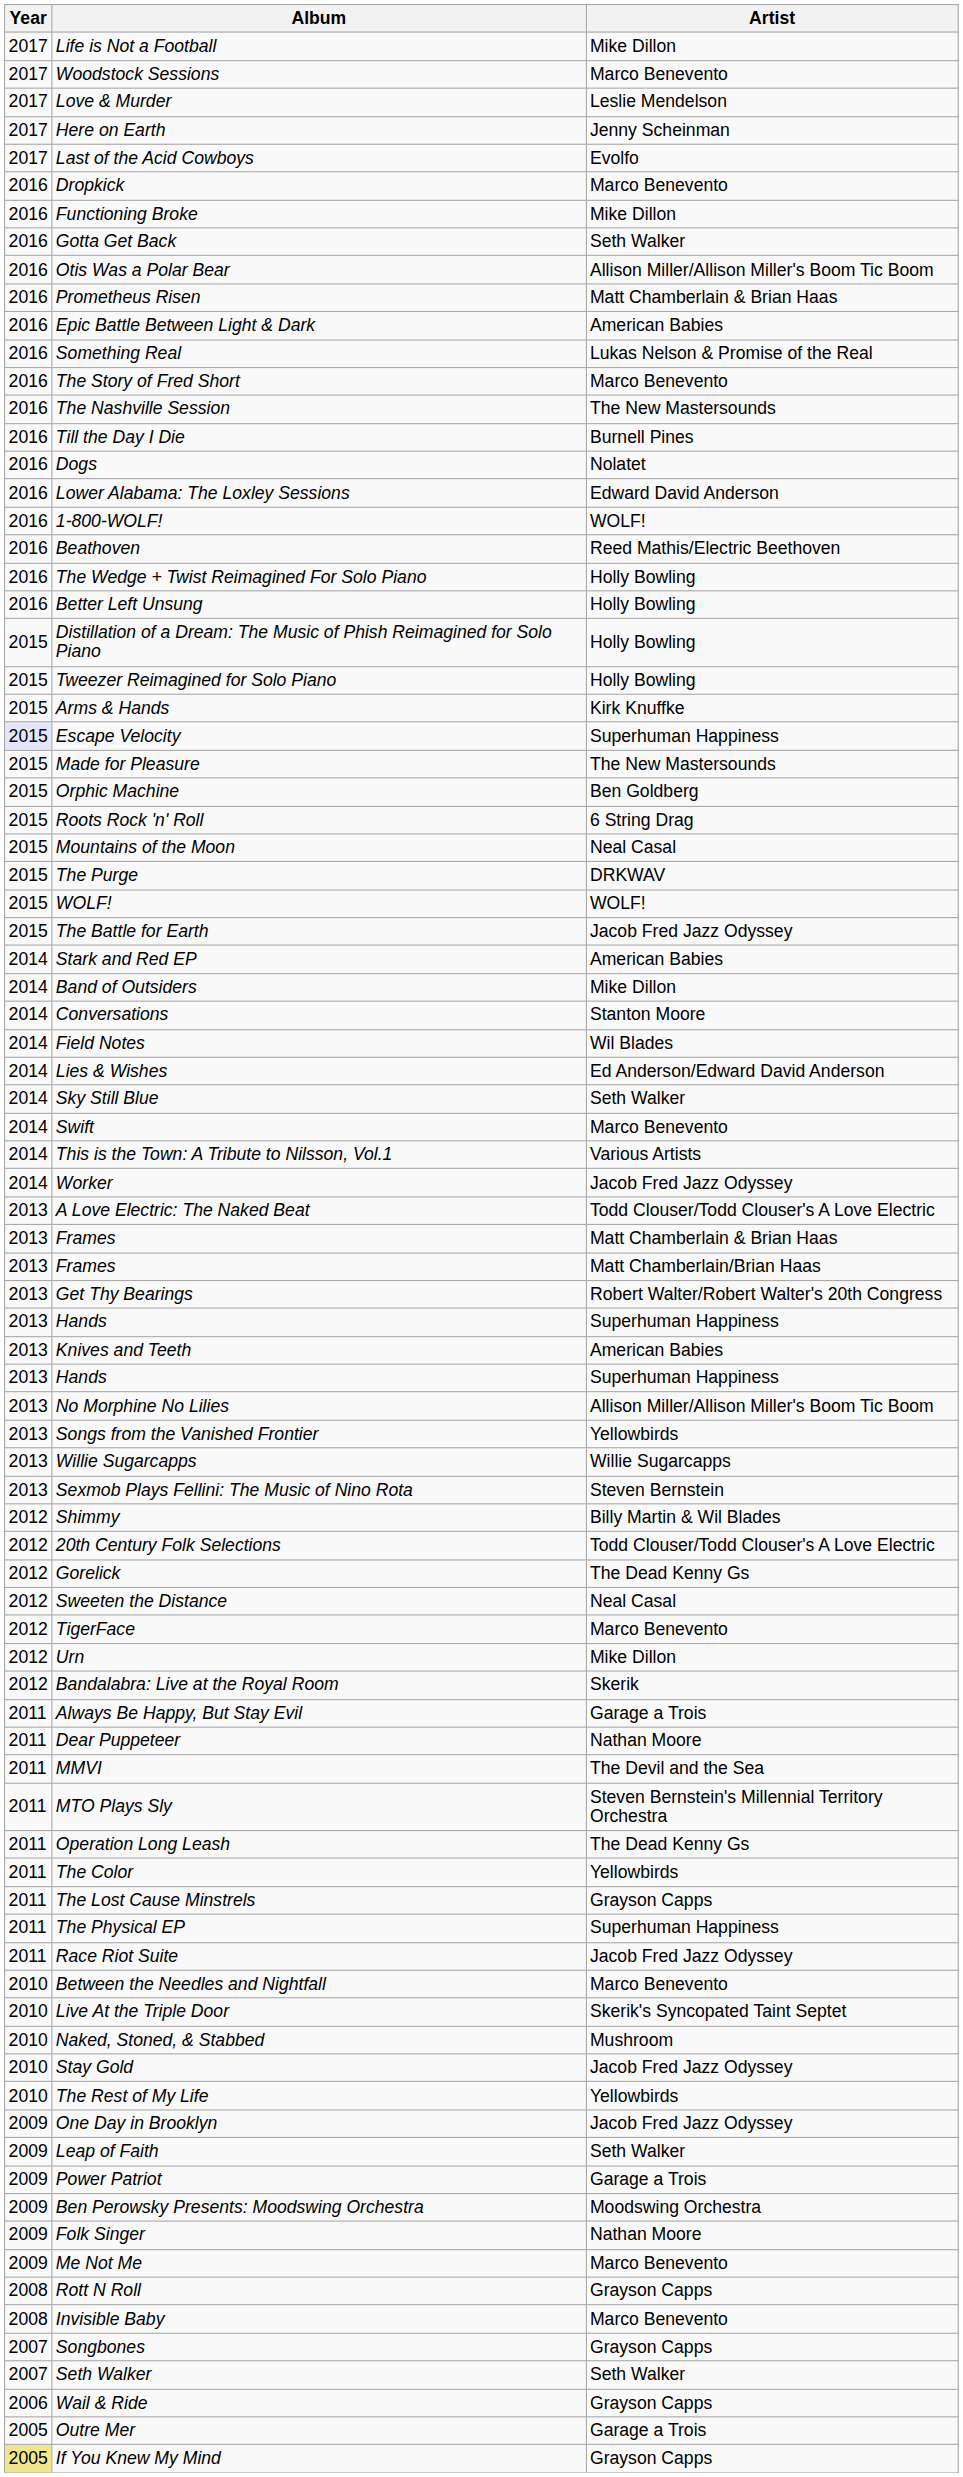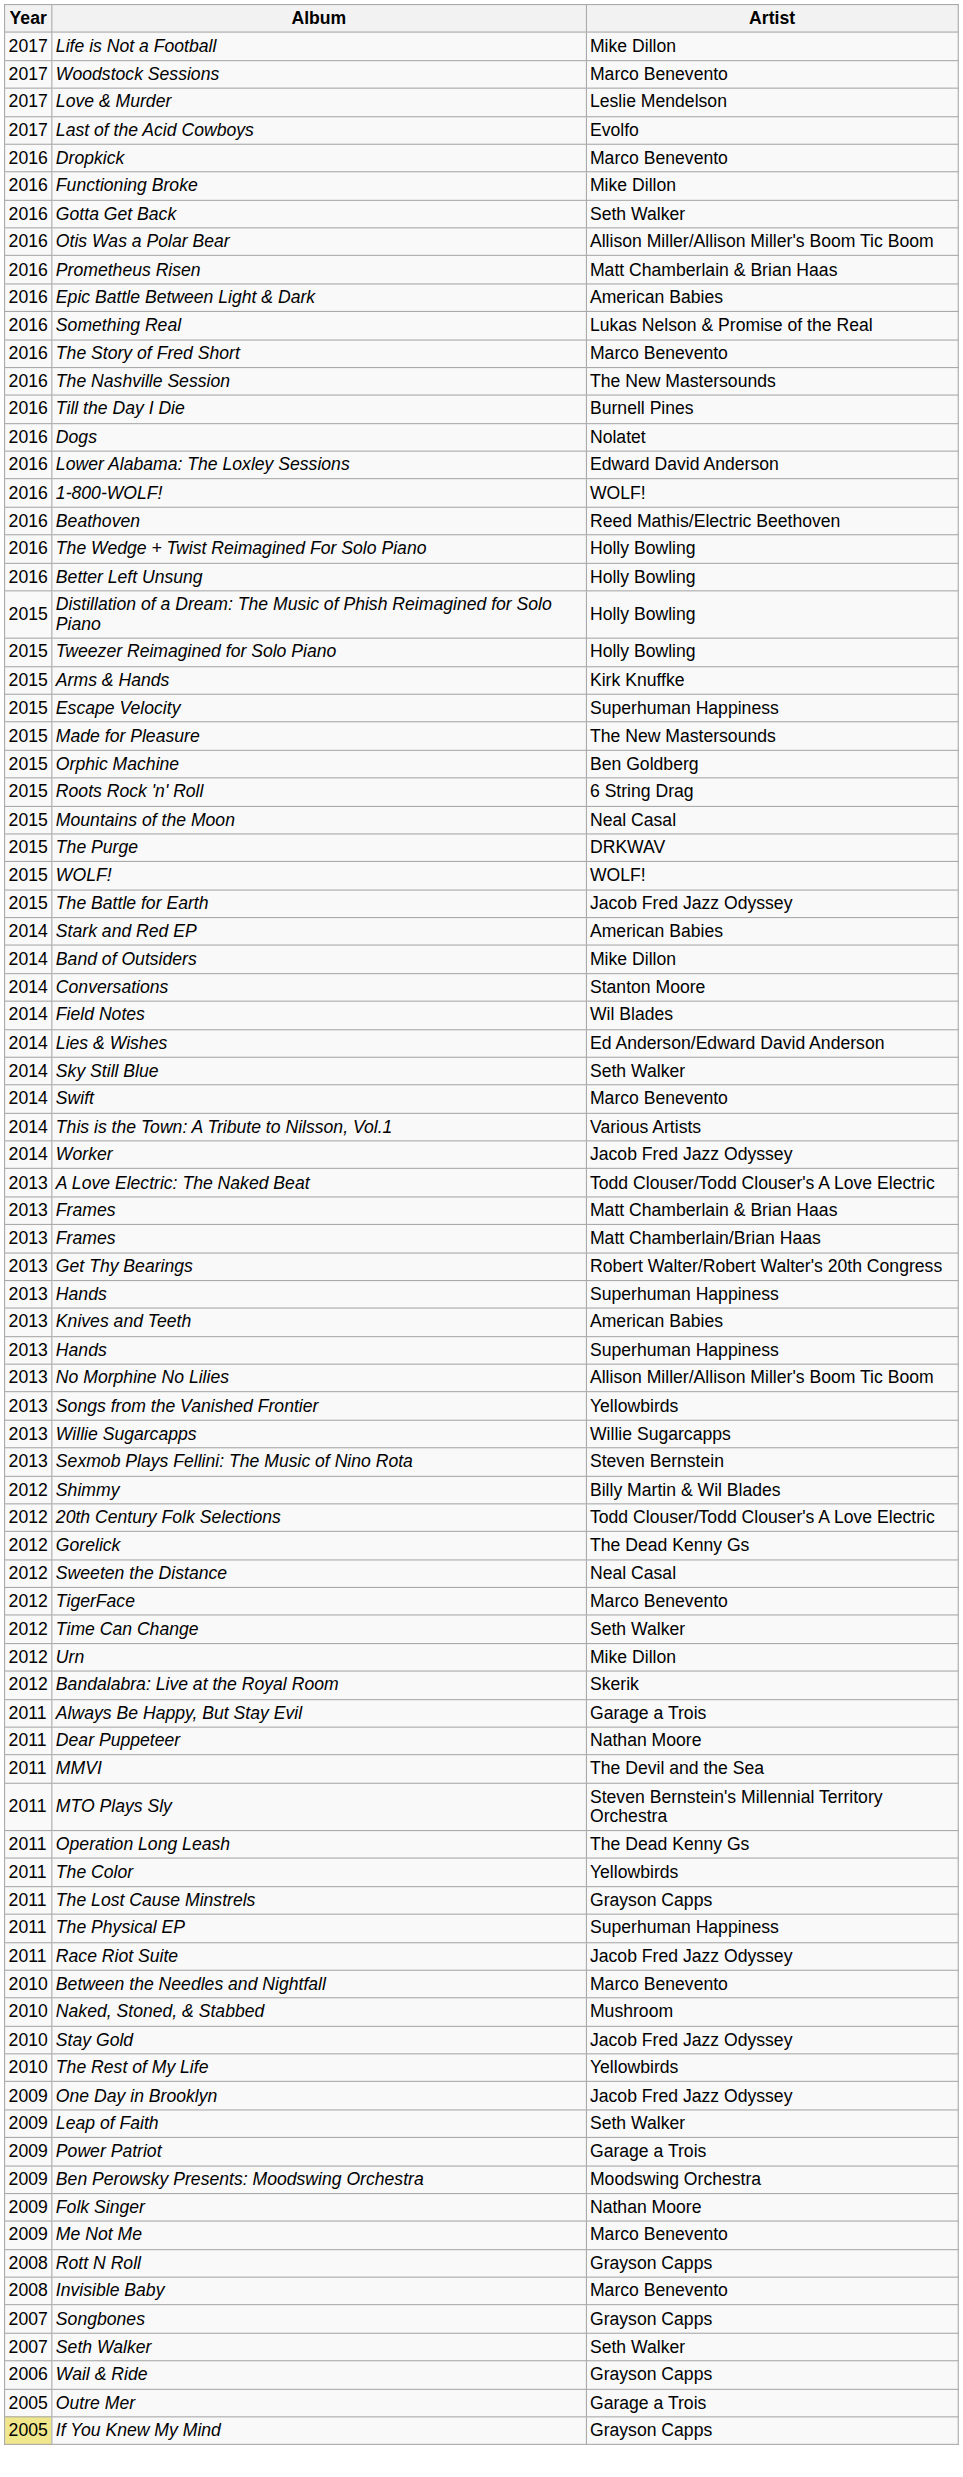- row: (111, 130)
(28, 736) lavender background -> (28, 708) no background
+ row: (127, 1629)
- row: (142, 2011)
